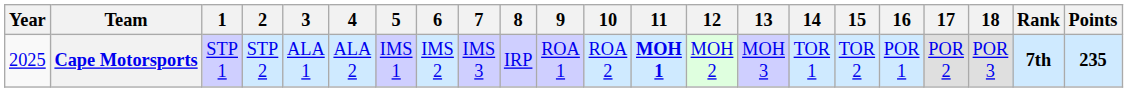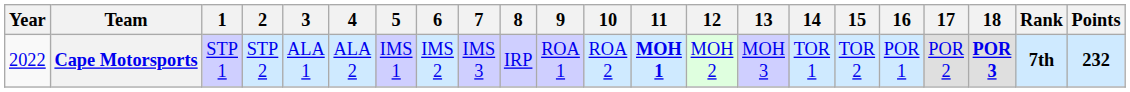(27, 60) 2025 -> (27, 60) 2022
(990, 60) normal -> (992, 60) bold
(1093, 60) 235 -> (1096, 60) 232
